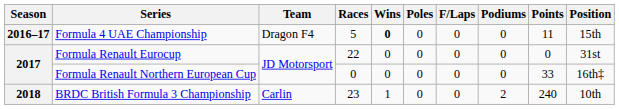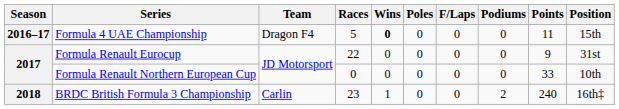(548, 54) 0 -> (548, 54) 9
(590, 74) 16th‡ -> (590, 74) 10th
(590, 94) 10th -> (590, 94) 16th‡
